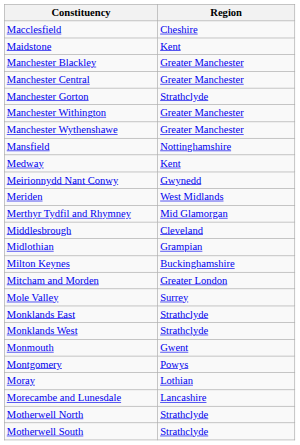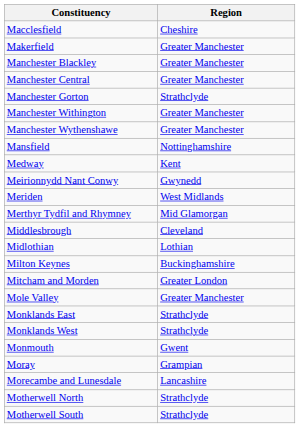- row: (29, 46)
+ row: (30, 46)
(181, 247) Grampian -> (177, 247) Lothian
(174, 297) Surrey -> (202, 297) Greater Manchester
- row: (34, 364)
(177, 381) Lothian -> (181, 364) Grampian
